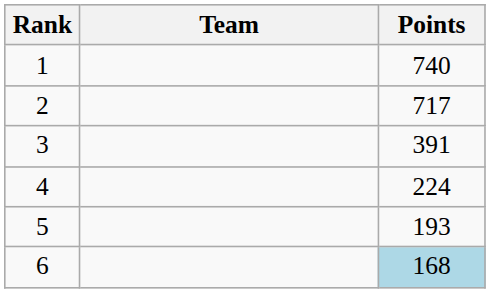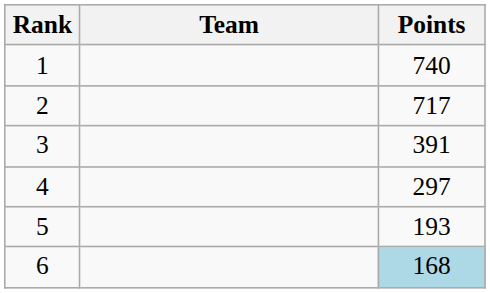(432, 186) 224 -> (432, 186) 297
